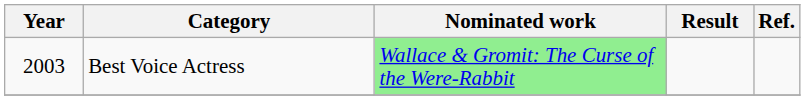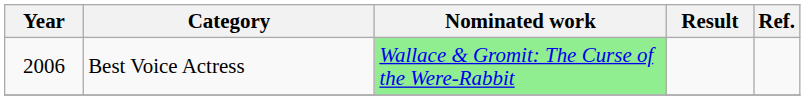(44, 66) 2003 -> (44, 66) 2006
